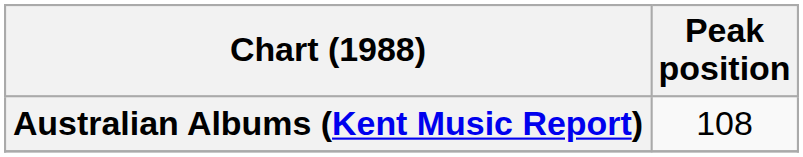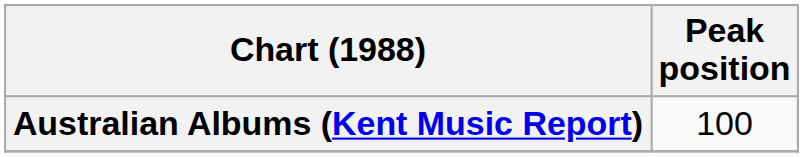(725, 123) 108 -> (725, 123) 100
